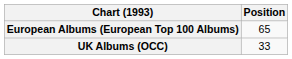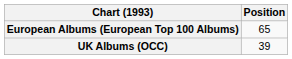(264, 46) 33 -> (264, 46) 39
